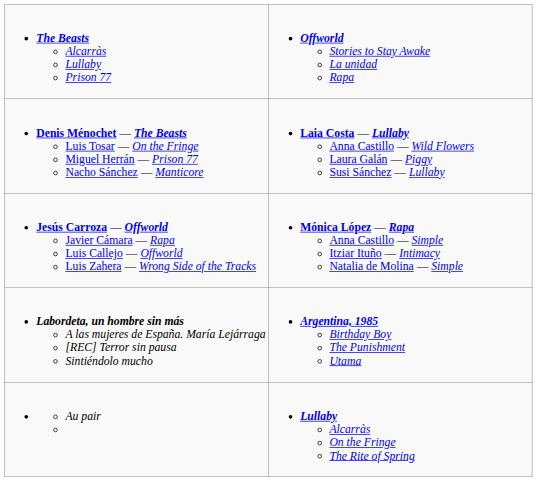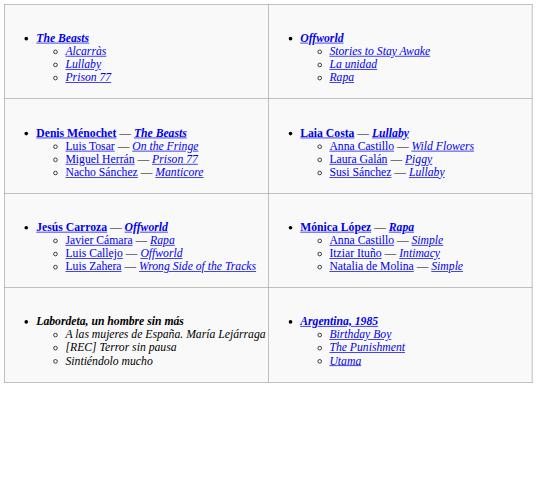- row: (136, 423)
